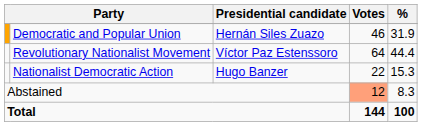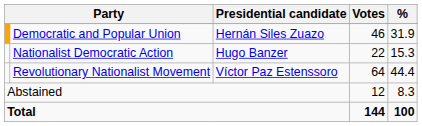rows swapped: (112, 53) <-> (93, 72)
(378, 92) lightsalmon background -> (378, 92) no background
